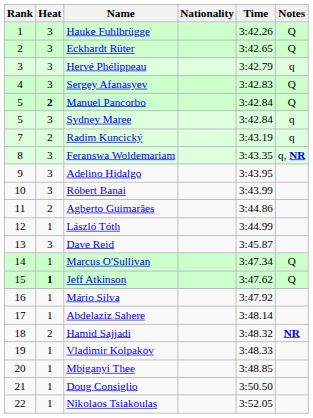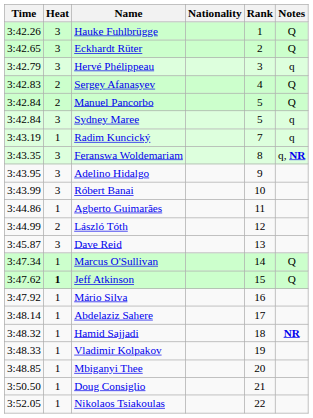columns swapped: (20, 13) <-> (256, 13)
(50, 84) 3 -> (58, 84) 2
(50, 102) bold -> (58, 102) normal
(50, 137) 2 -> (58, 137) 1
(50, 208) 2 -> (58, 208) 1
(50, 226) 1 -> (58, 226) 2
(50, 333) 2 -> (58, 333) 1
